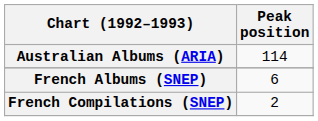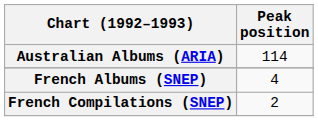(275, 80) 6 -> (275, 80) 4
